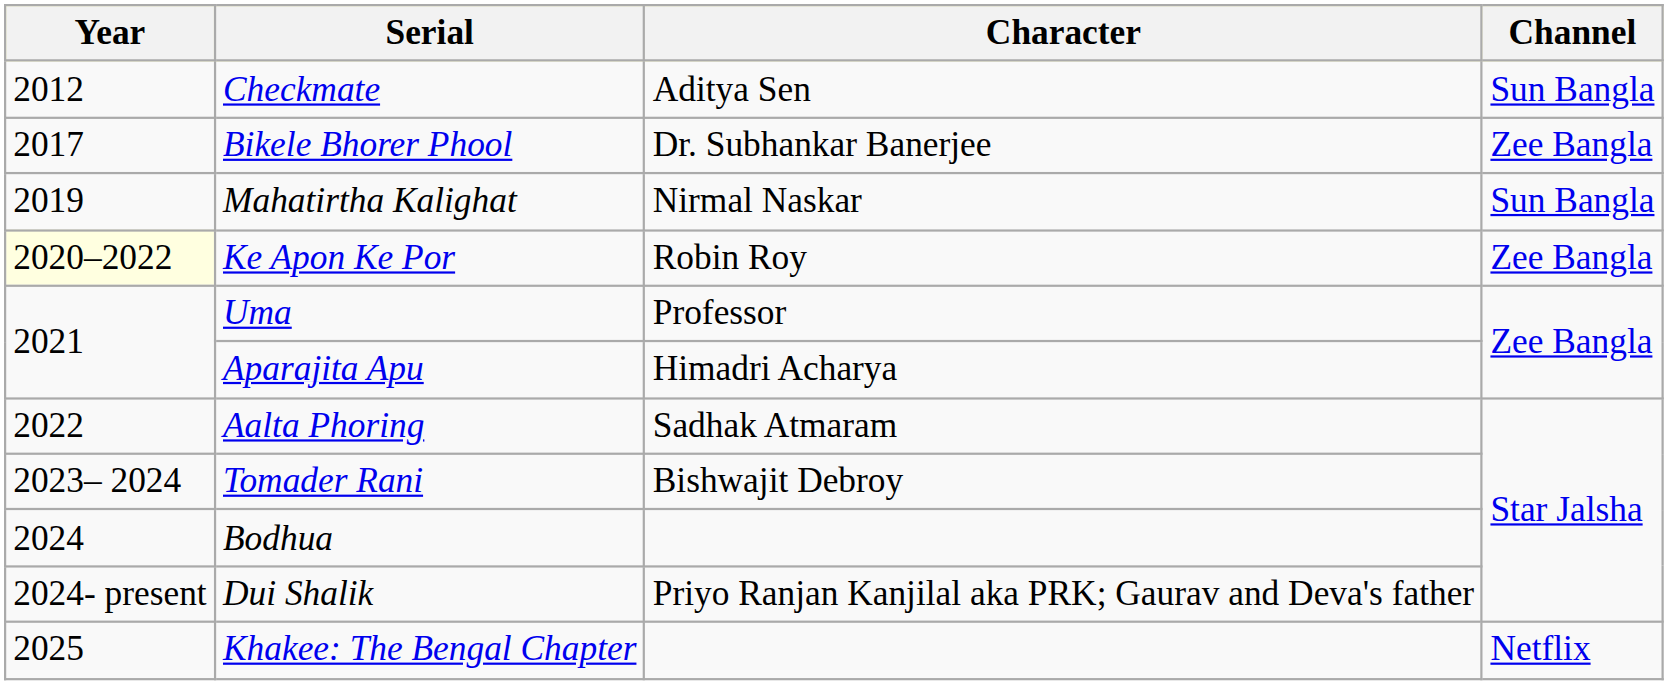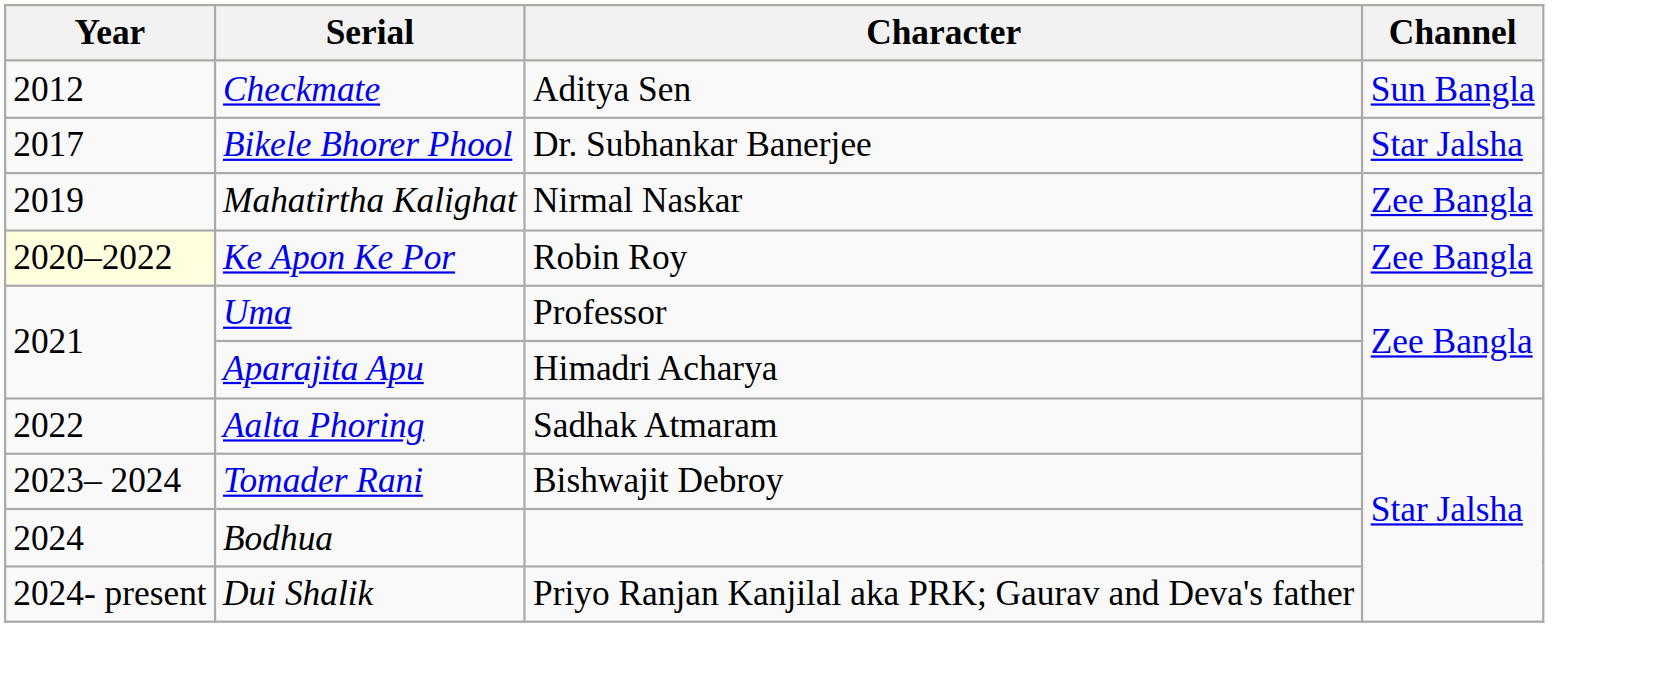(1571, 144) Zee Bangla -> (1447, 144) Star Jalsha
(1572, 200) Sun Bangla -> (1452, 200) Zee Bangla
- row: (430, 649)
